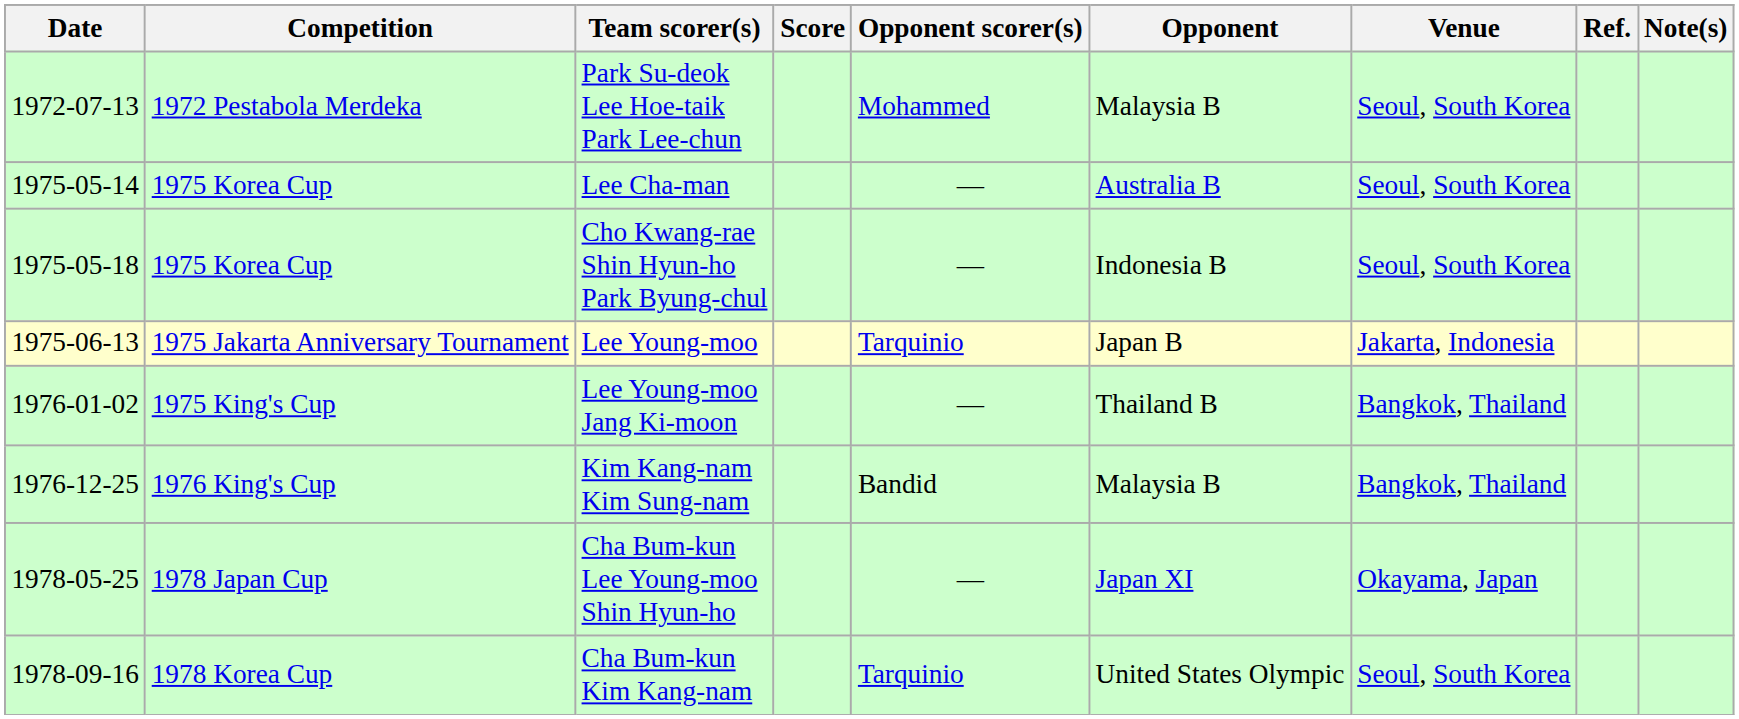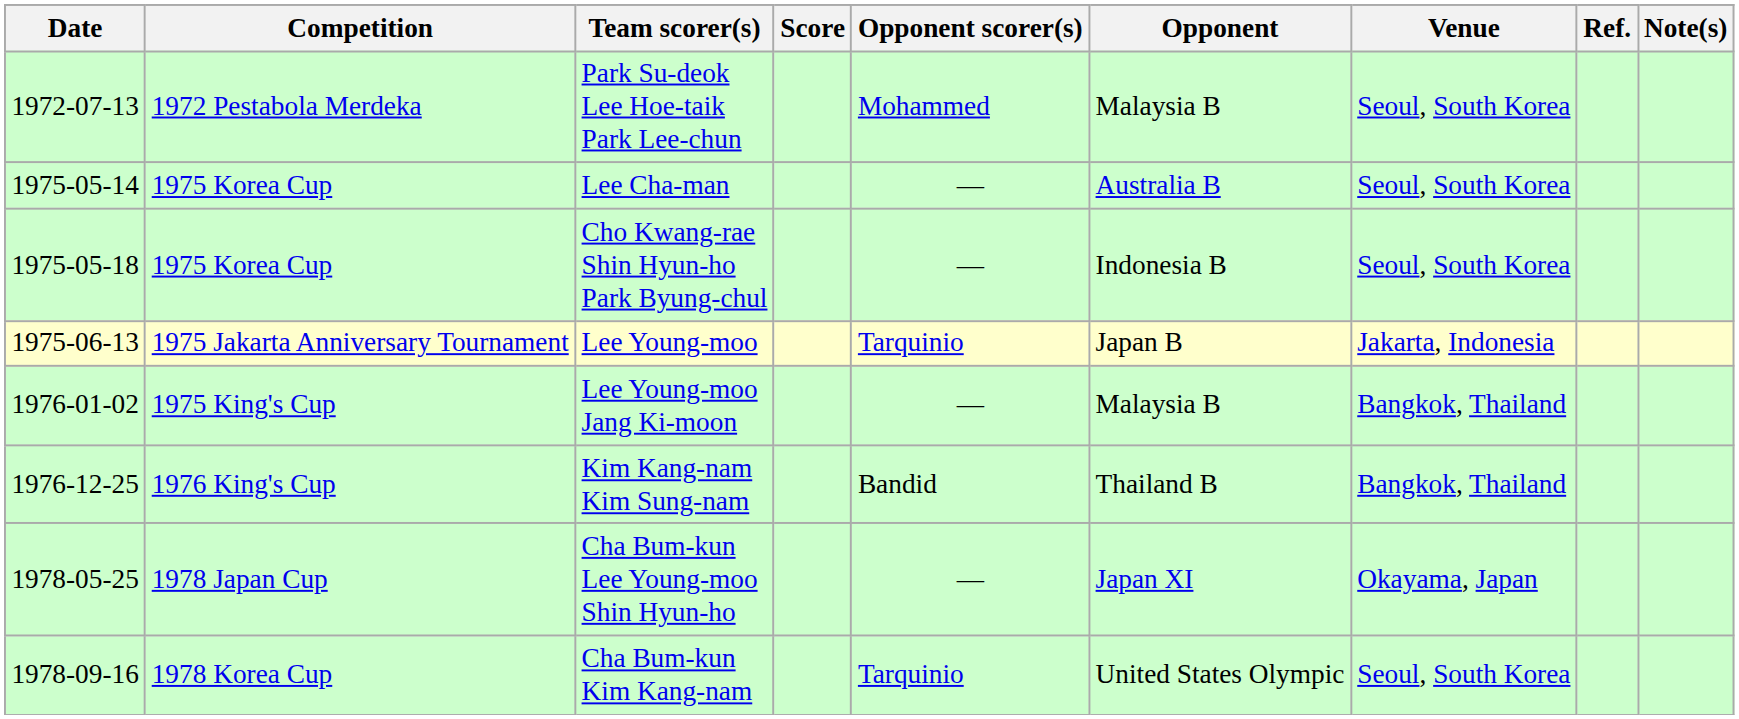(1157, 405) Thailand B -> (1158, 405) Malaysia B
(1158, 483) Malaysia B -> (1157, 483) Thailand B
